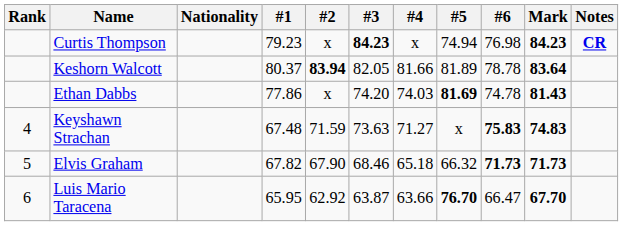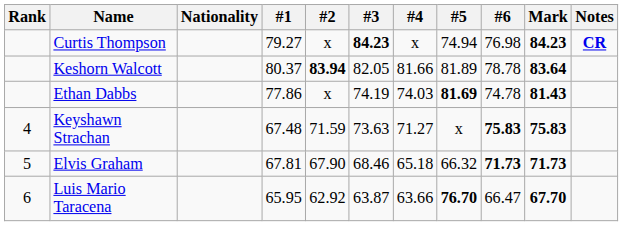(284, 42) 79.23 -> (284, 42) 79.27
(371, 94) 74.20 -> (371, 94) 74.19
(548, 128) 74.83 -> (548, 128) 75.83
(284, 163) 67.82 -> (284, 163) 67.81
